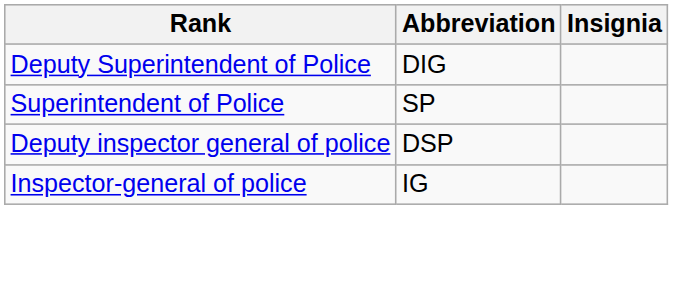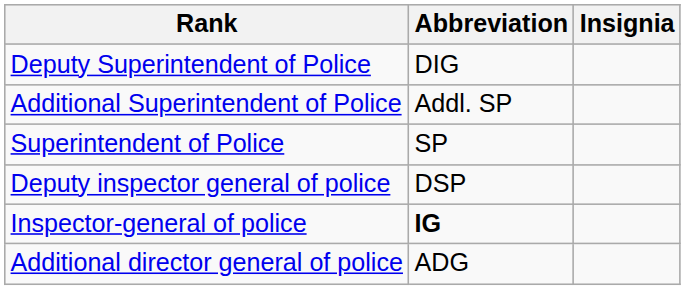+ row: (206, 104)
(415, 183) normal -> (428, 223) bold
+ row: (207, 263)
